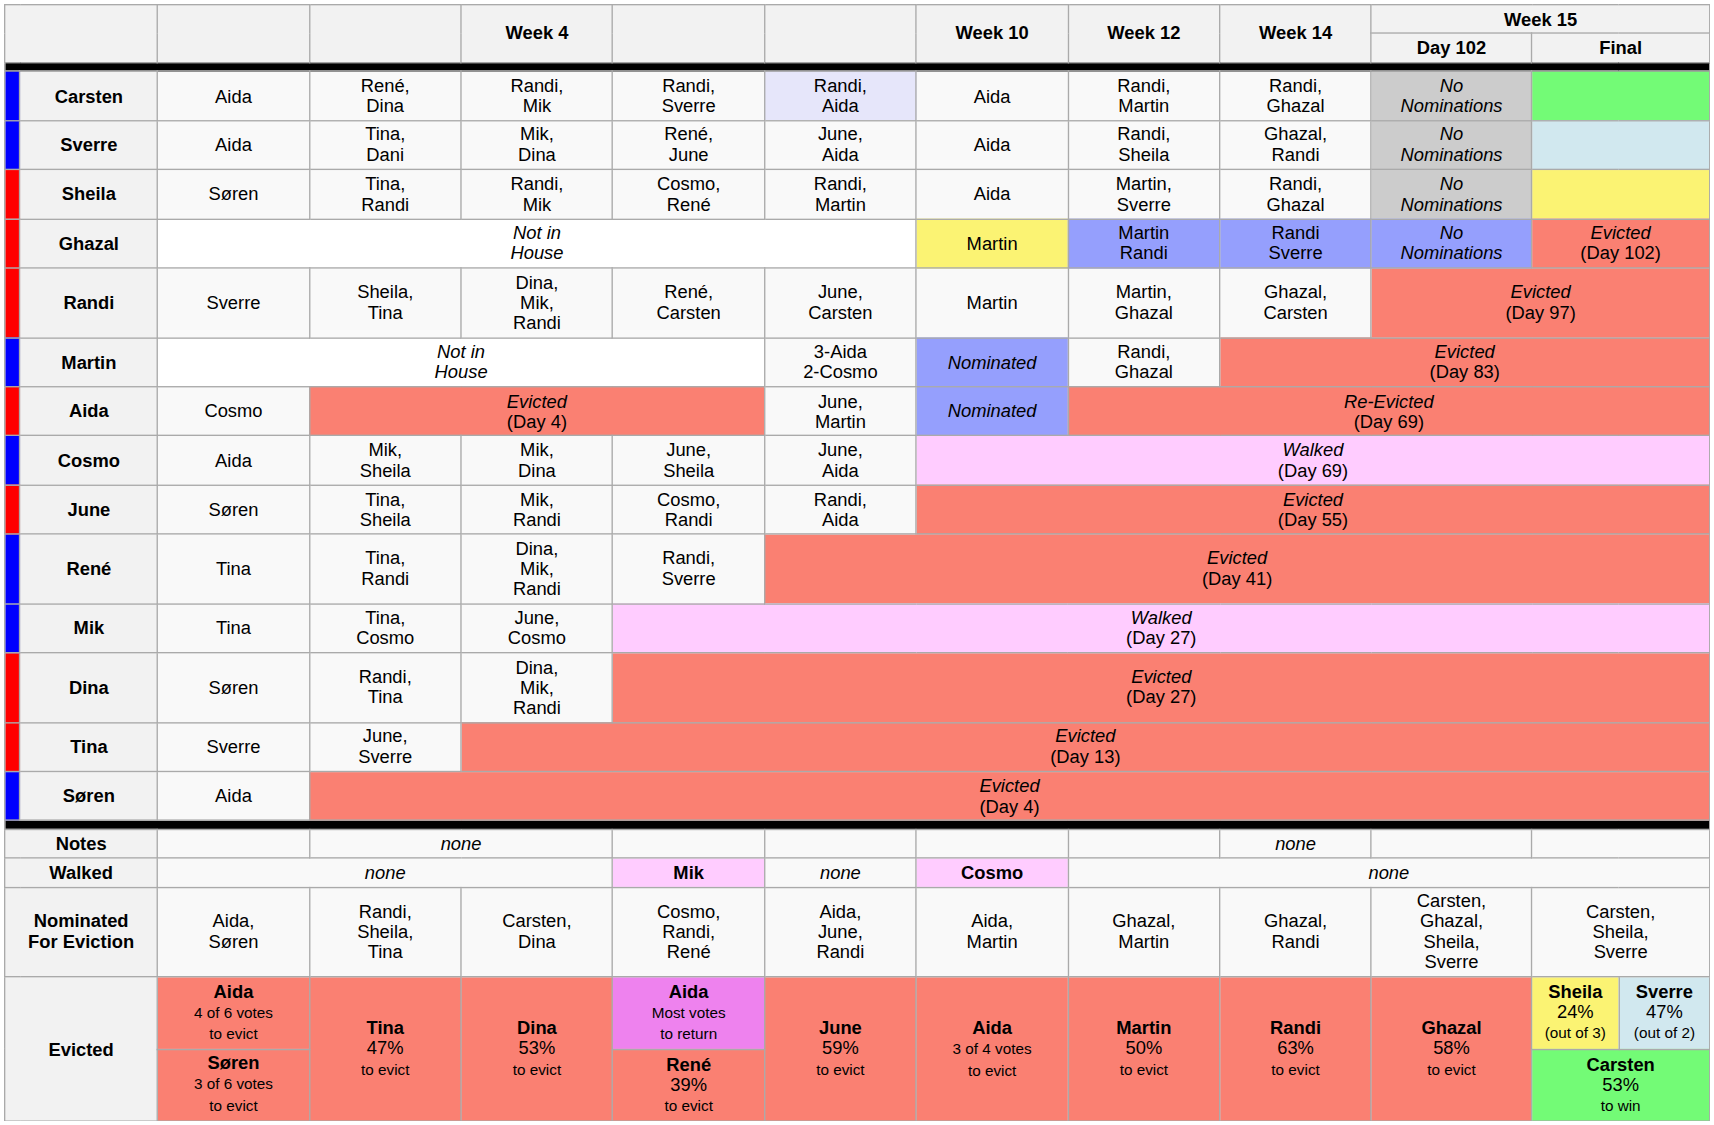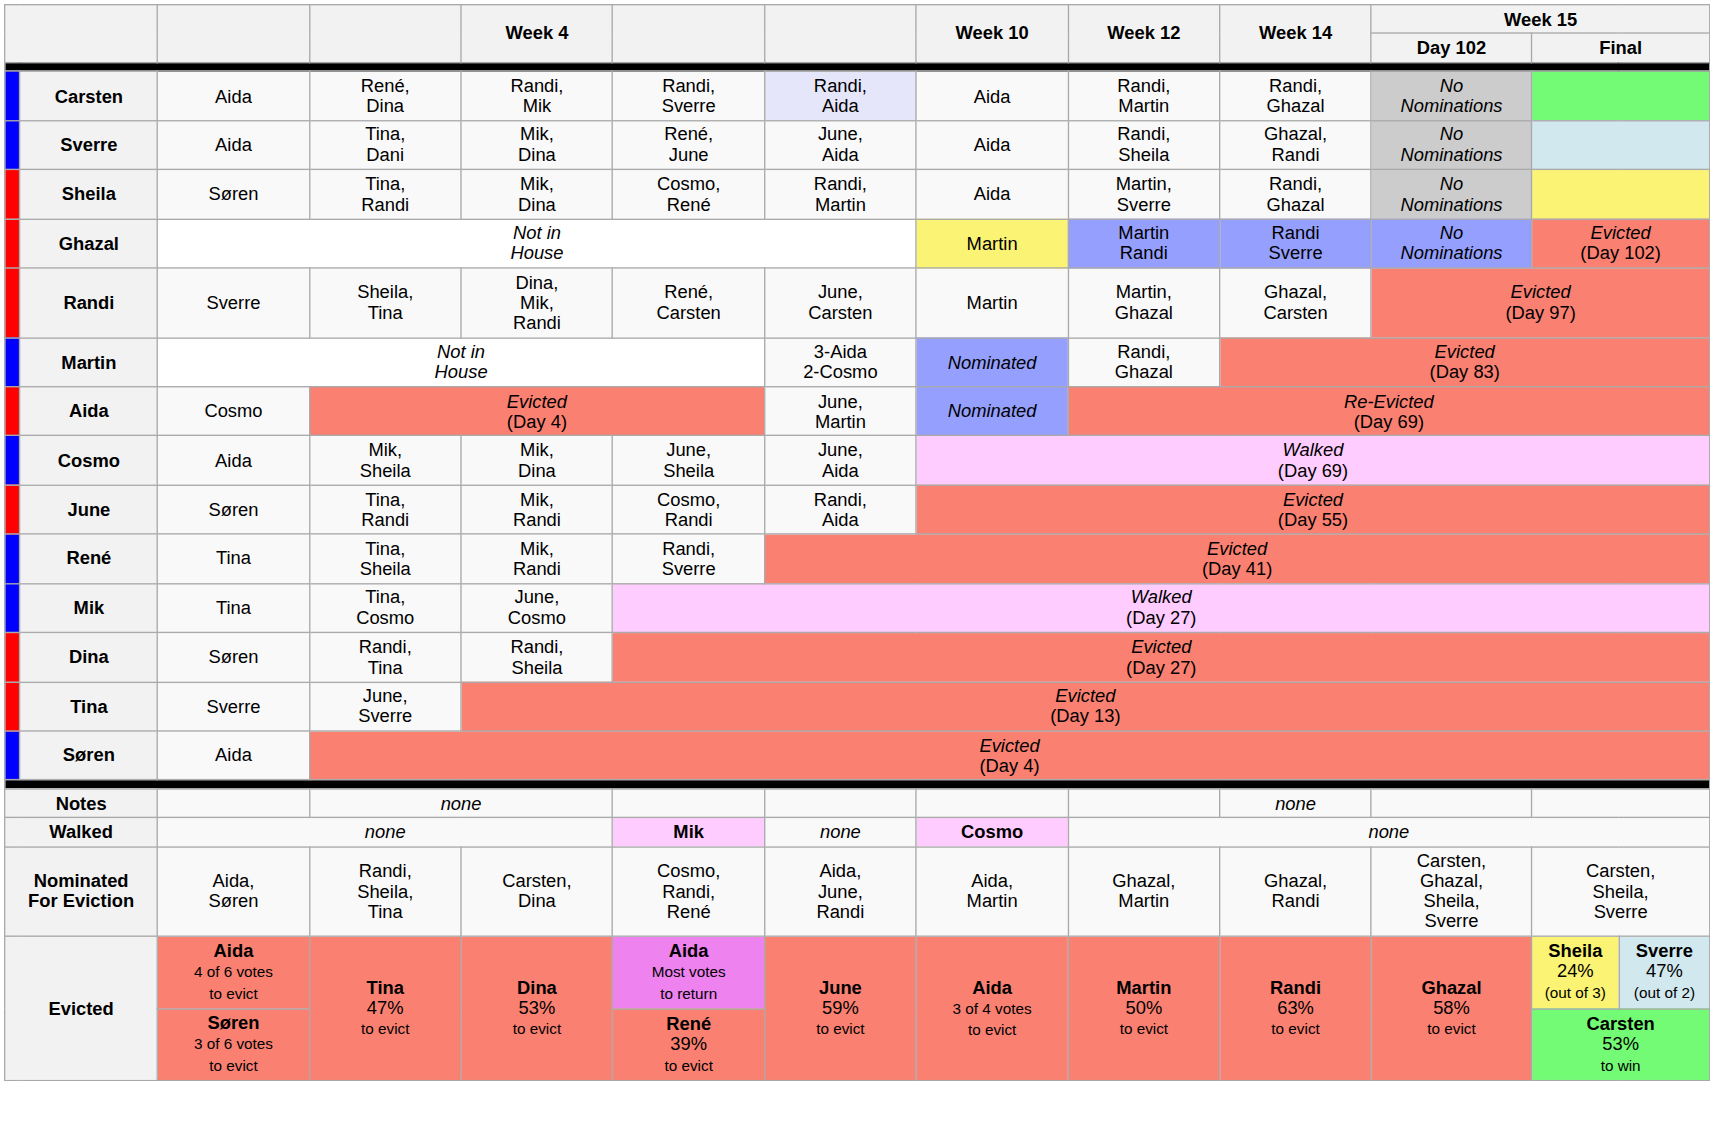(537, 194) Randi, Mik -> (537, 194) Mik, Dina
(385, 509) Tina, Sheila -> (385, 509) Tina, Randi
(385, 569) Tina, Randi -> (385, 558) Tina, Sheila
(537, 569) Dina, Mik, Randi -> (537, 558) Mik, Randi
(537, 687) Dina, Mik, Randi -> (537, 657) Randi, Sheila
